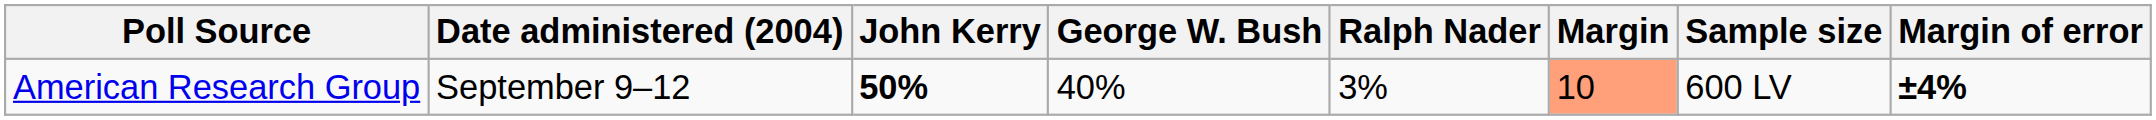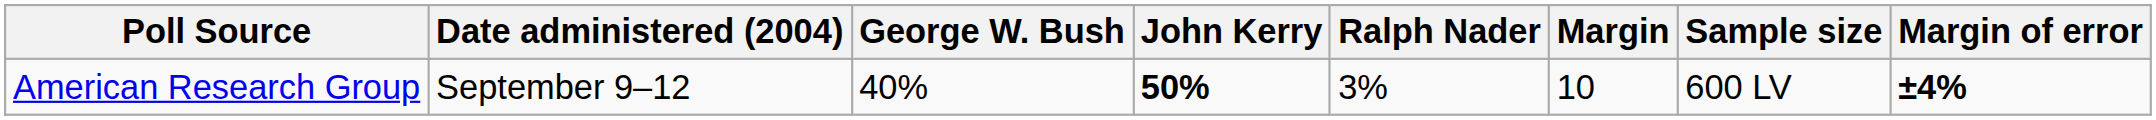columns swapped: (950, 31) <-> (1190, 31)
(1576, 86) lightsalmon background -> (1576, 86) no background
